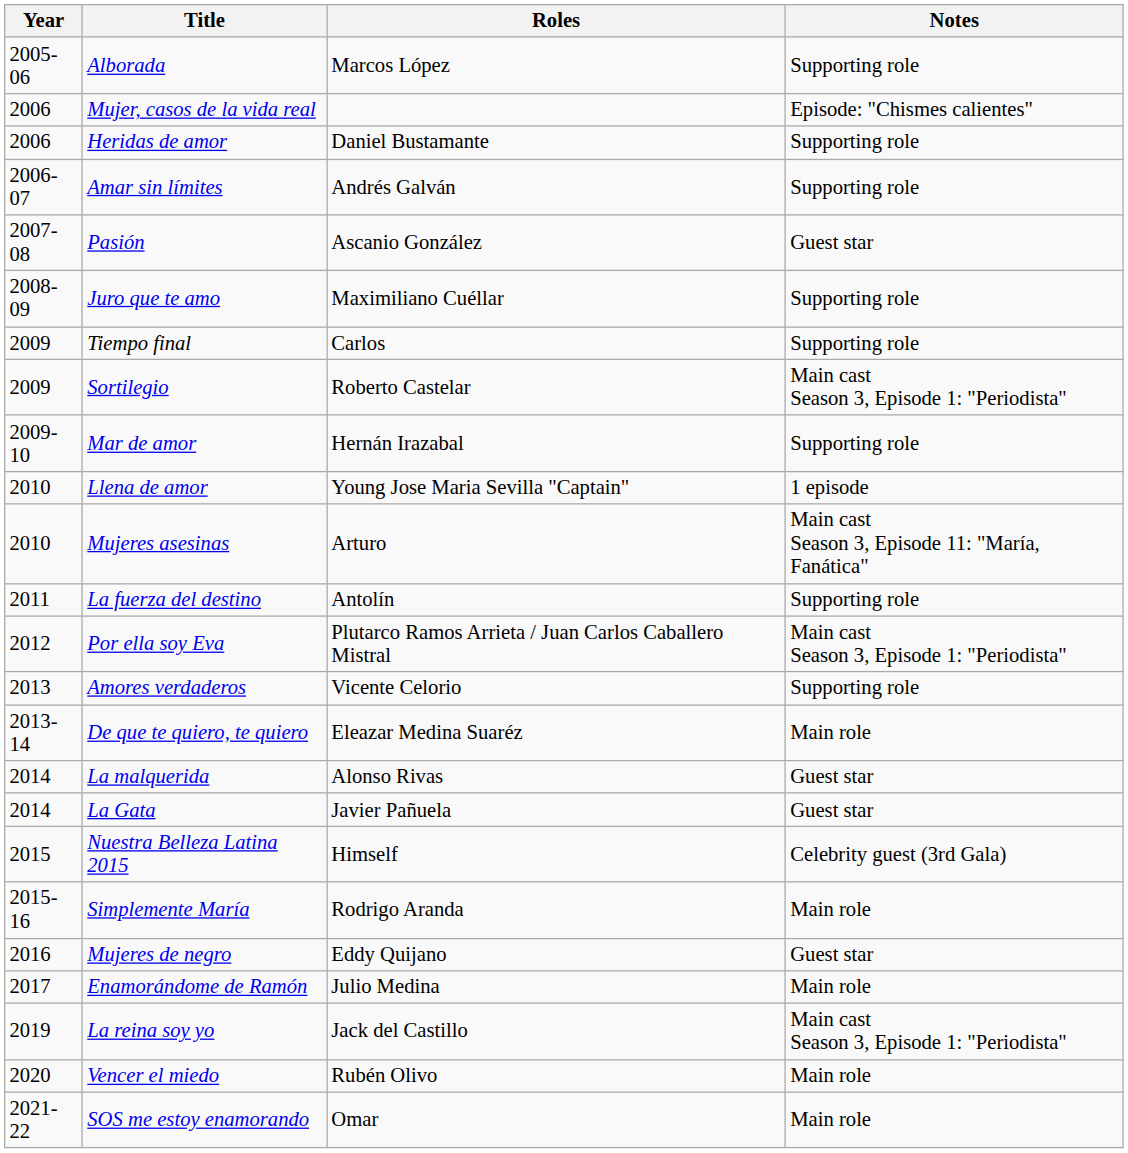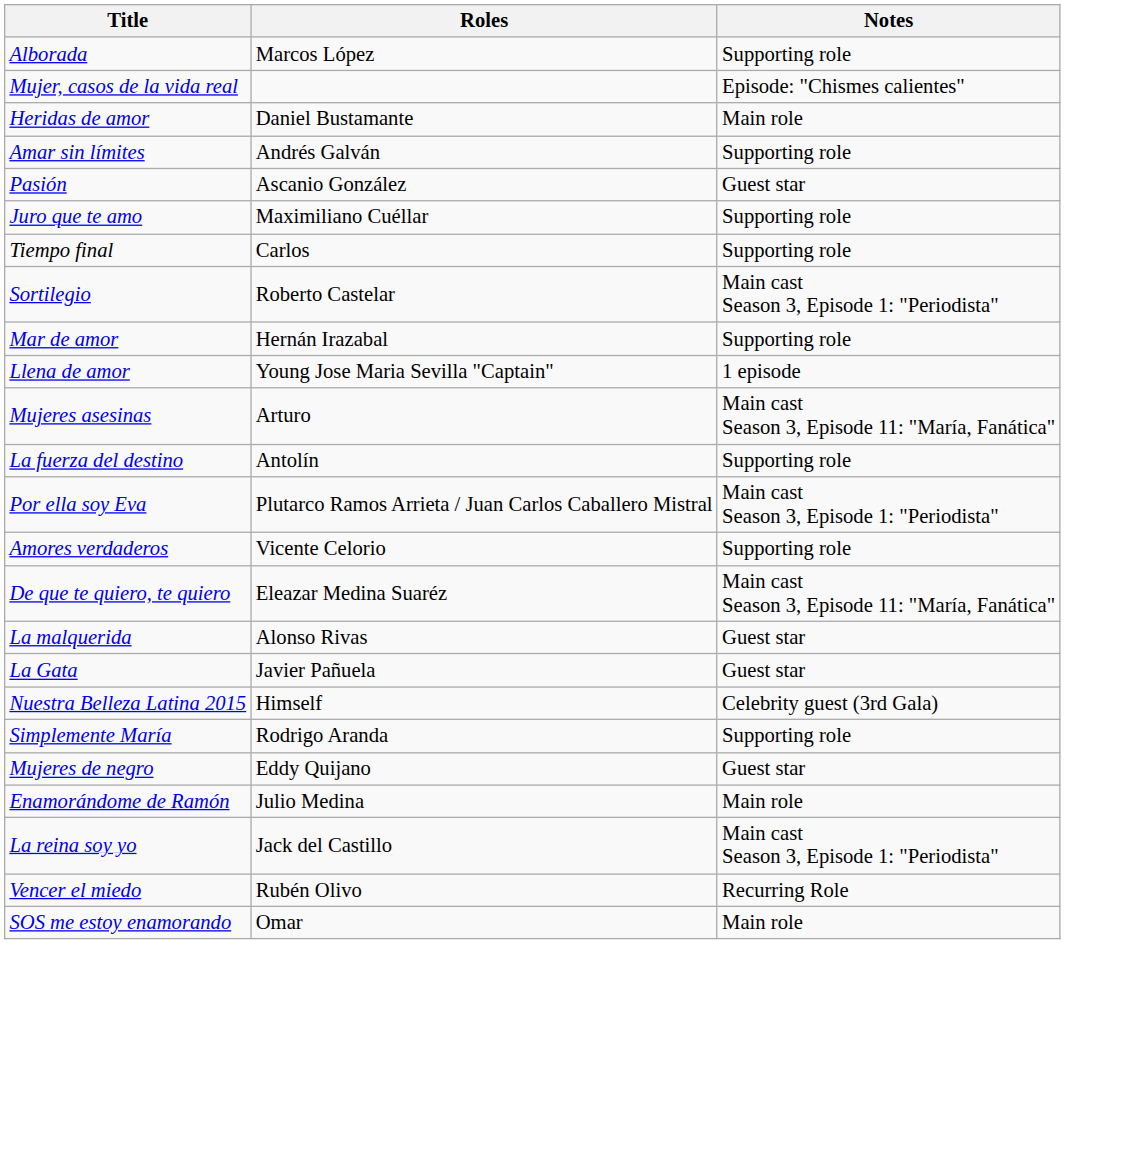- column: (44, 20)
(855, 142) Supporting role -> (762, 119) Main role
(831, 732) Main role -> (889, 593) Main cast Season 3, Episode 11: "María, Fanática"
(831, 909) Main role -> (787, 735) Supporting role
(831, 1075) Main role -> (785, 889) Recurring Role
